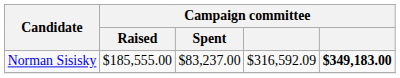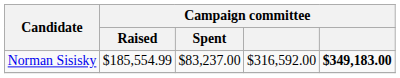(137, 61) $185,555.00 -> (137, 61) $185,554.99
(282, 61) $316,592.09 -> (282, 61) $316,592.00
